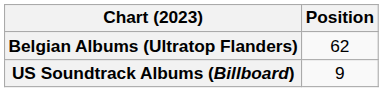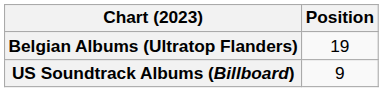(340, 45) 62 -> (340, 45) 19
